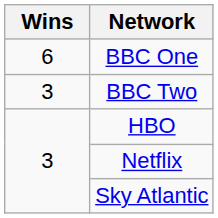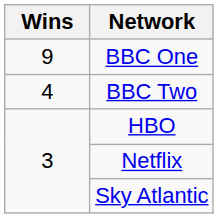(47, 56) 6 -> (47, 56) 9
(47, 91) 3 -> (47, 91) 4
